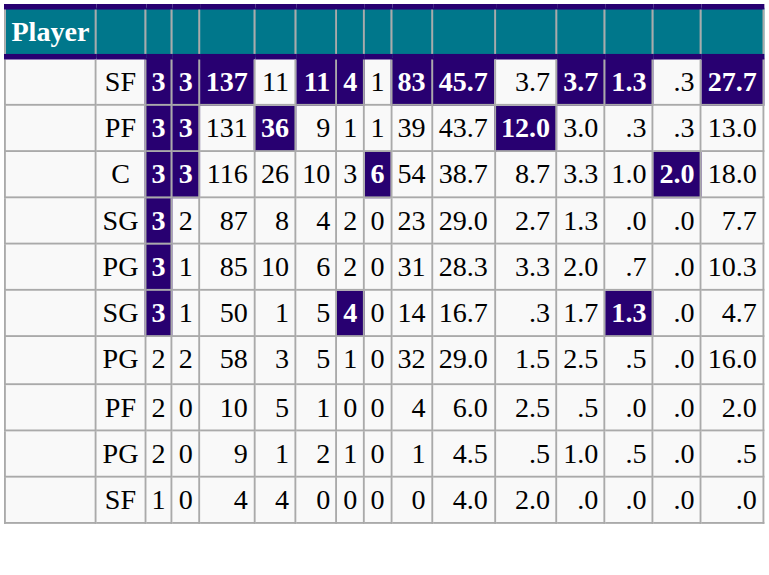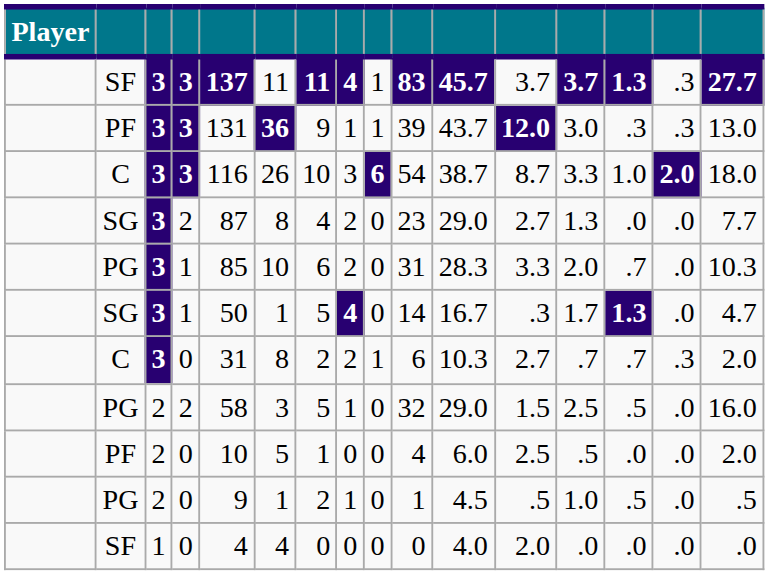+ row: (121, 359)
